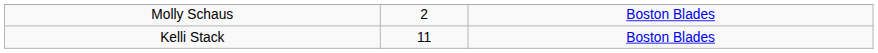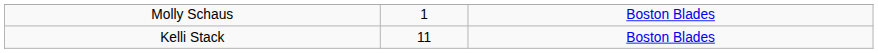(424, 15) 2 -> (424, 15) 1
